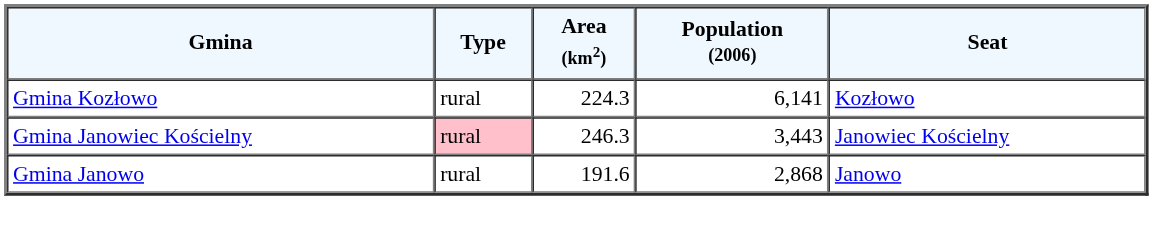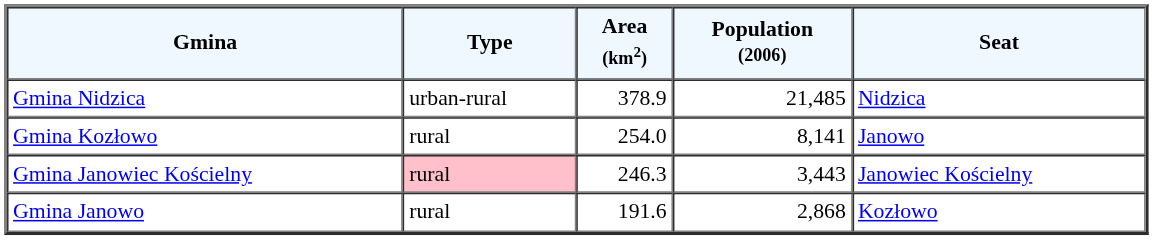+ row: (79, 97)
(605, 97) 224.3 -> (642, 135) 254.0
(798, 97) 6,141 -> (821, 135) 8,141
(875, 97) Kozłowo -> (891, 135) Janowo
(868, 173) Janowo -> (898, 211) Kozłowo
